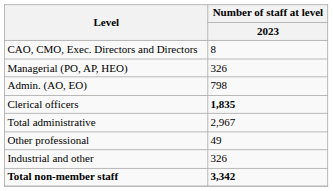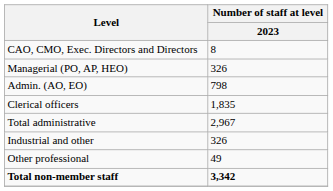(223, 104) bold -> (223, 104) normal
rows swapped: (48, 140) <-> (51, 158)
